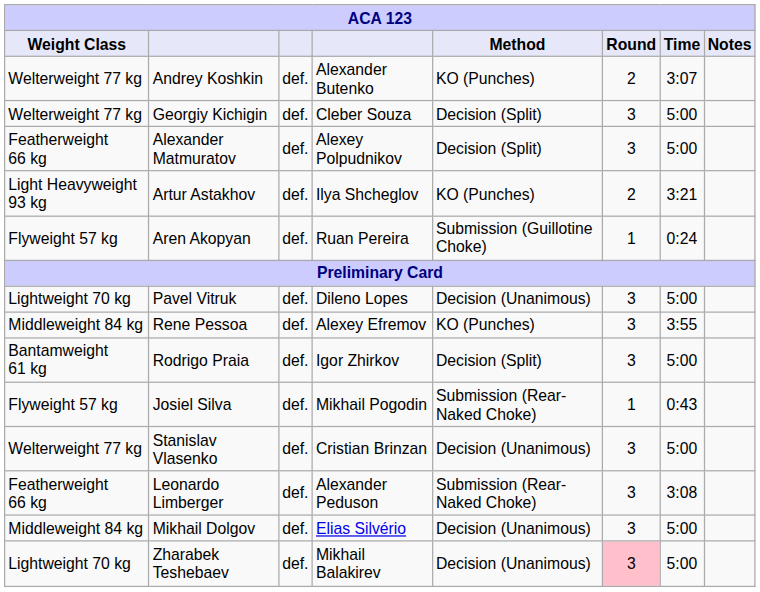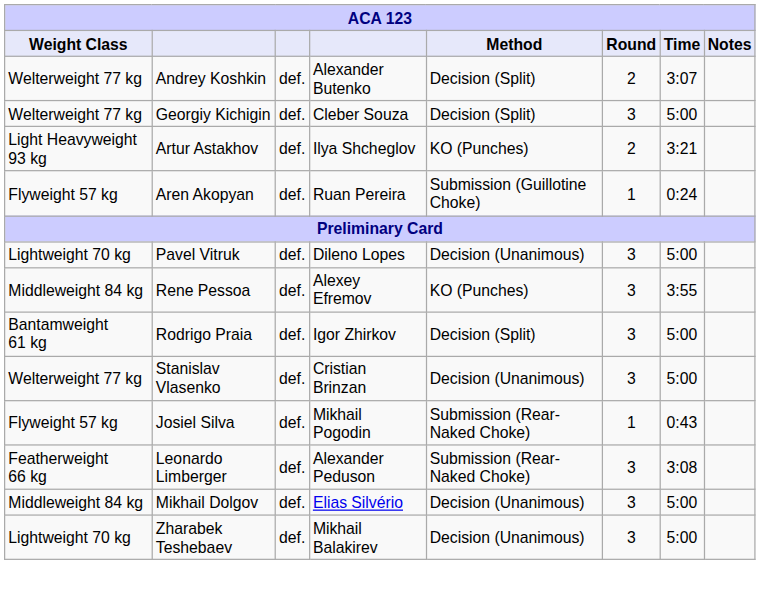(485, 79) KO (Punches) -> (483, 79) Decision (Split)
- row: (194, 149)
rows swapped: (185, 449) <-> (192, 404)
(631, 563) pink background -> (631, 537) no background
